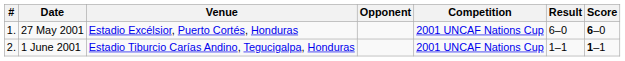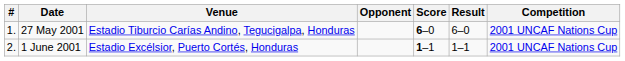columns swapped: (602, 13) <-> (480, 13)
(193, 30) Estadio Excélsior, Puerto Cortés, Honduras -> (222, 30) Estadio Tiburcio Carías Andino, Tegucigalpa, Honduras
(222, 47) Estadio Tiburcio Carías Andino, Tegucigalpa, Honduras -> (193, 47) Estadio Excélsior, Puerto Cortés, Honduras
